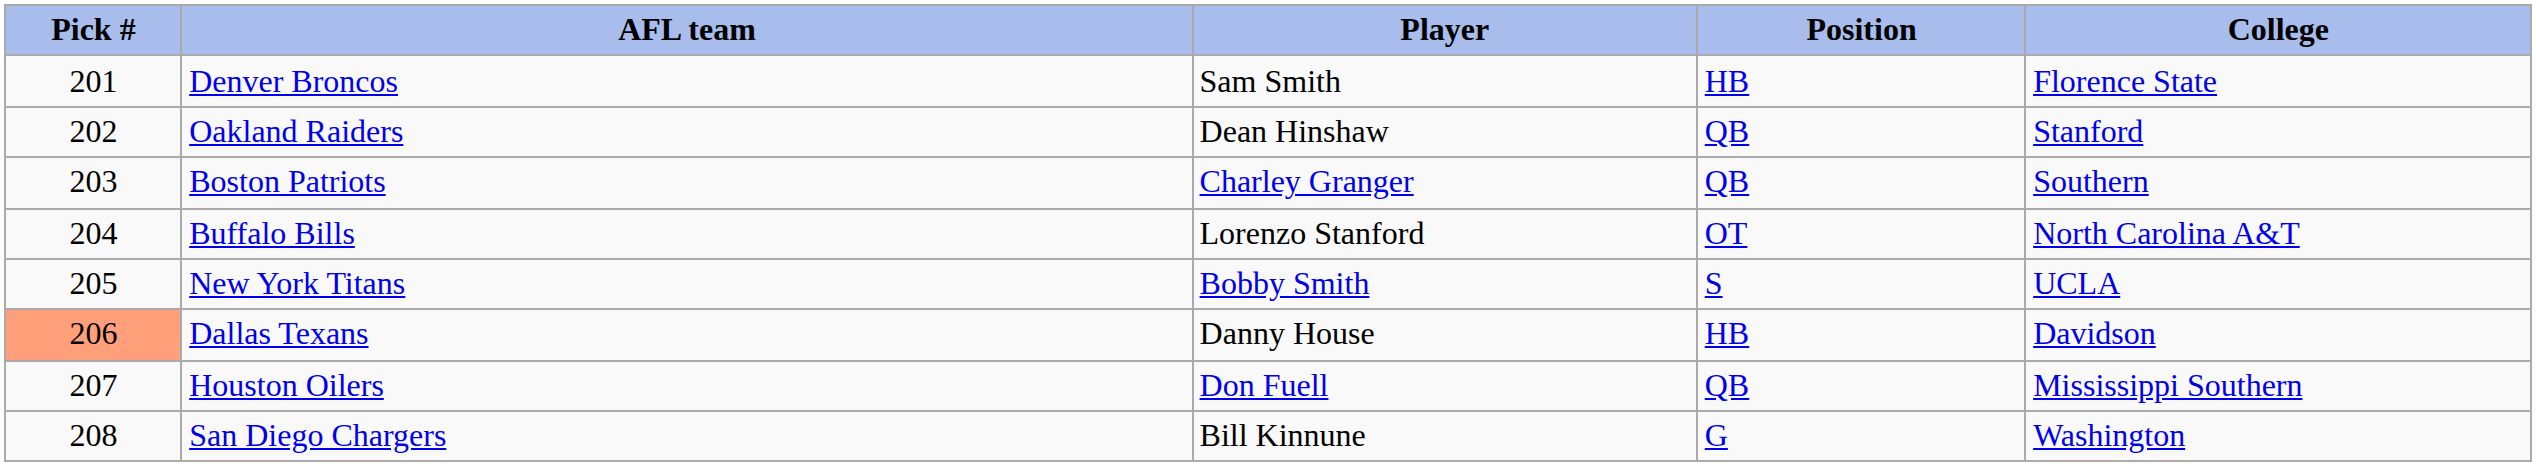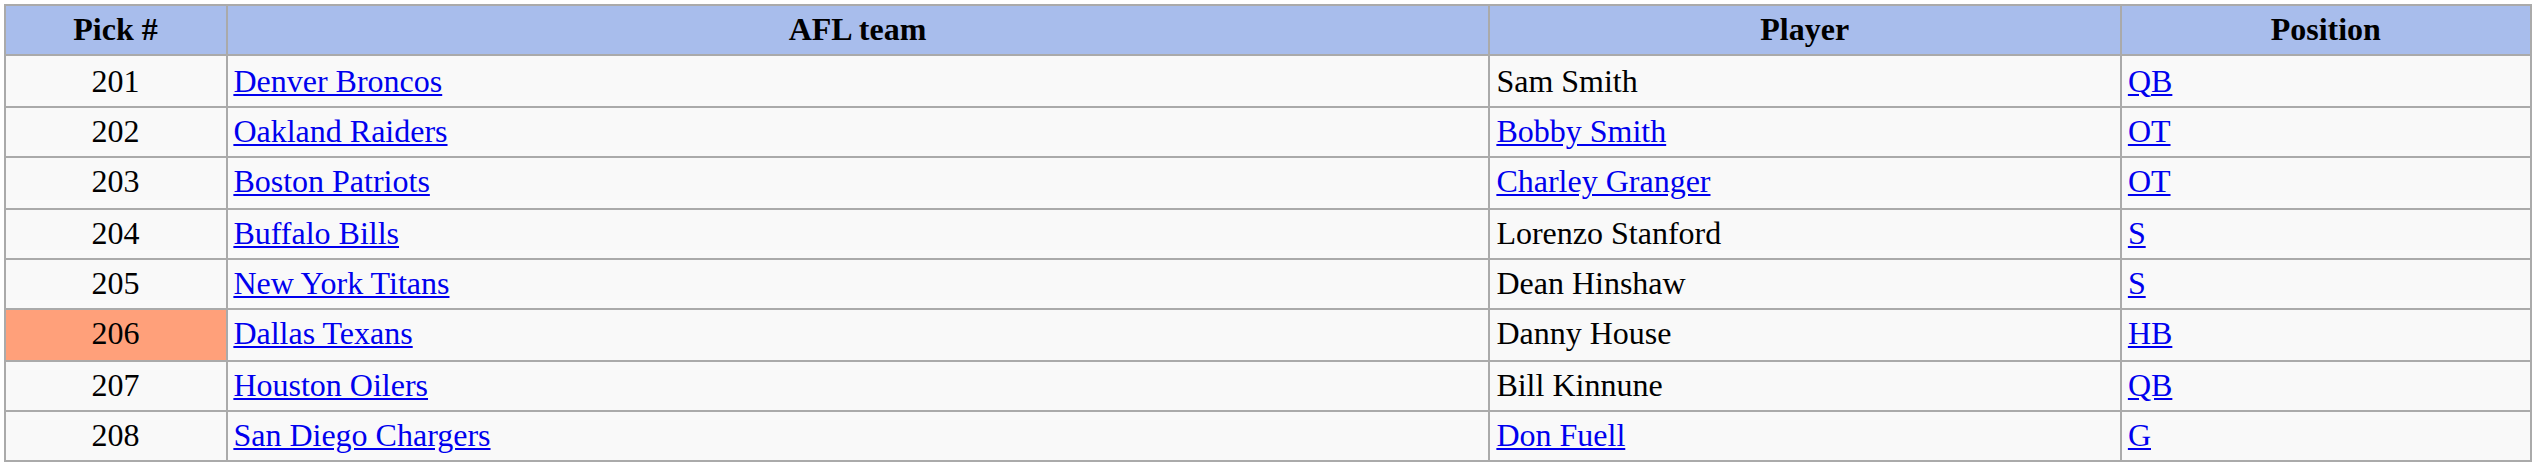- column: (2278, 29)
(1727, 80) HB -> (2150, 80) QB
(1294, 131) Dean Hinshaw -> (1581, 131) Bobby Smith
(1727, 131) QB -> (2149, 131) OT
(1727, 182) QB -> (2149, 182) OT
(1726, 232) OT -> (2137, 232) S
(1284, 283) Bobby Smith -> (1591, 283) Dean Hinshaw
(1264, 385) Don Fuell -> (1579, 385) Bill Kinnune
(1283, 435) Bill Kinnune -> (1561, 435) Don Fuell
